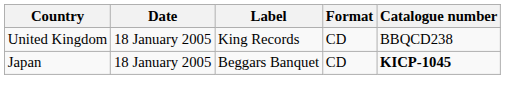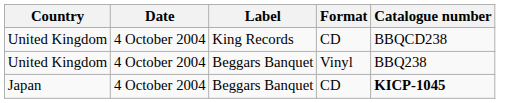(163, 39) 18 January 2005 -> (160, 39) 4 October 2004
+ row: (58, 62)
(163, 62) 18 January 2005 -> (160, 86) 4 October 2004
